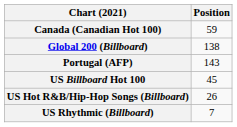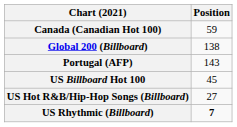(212, 96) 26 -> (212, 96) 27
(212, 113) normal -> (212, 113) bold
